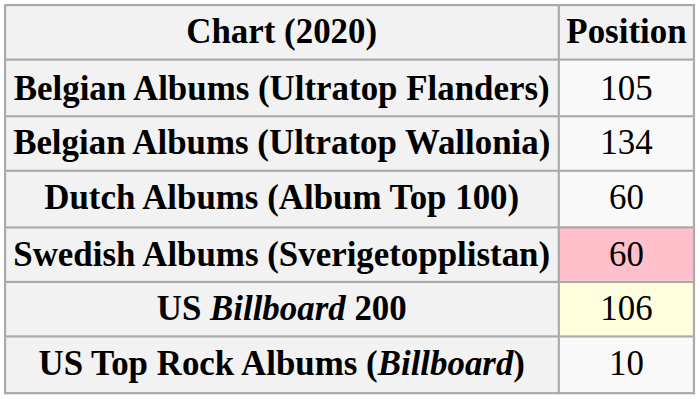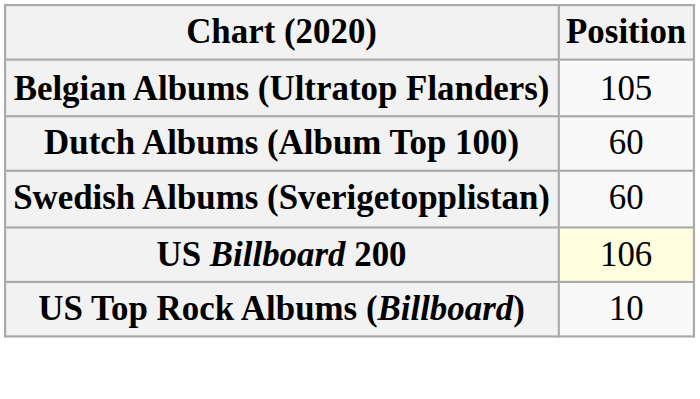- row: (282, 142)
(626, 253) pink background -> (626, 198) no background
